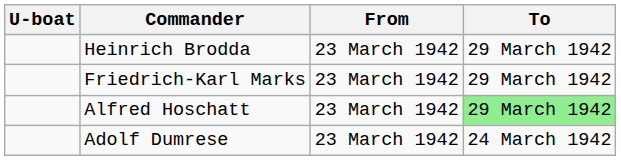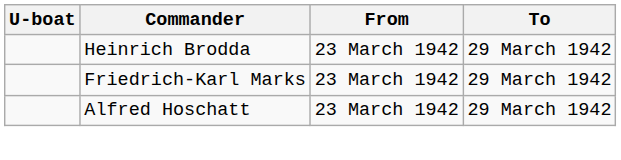(540, 110) lightgreen background -> (540, 110) no background
- row: (156, 140)
